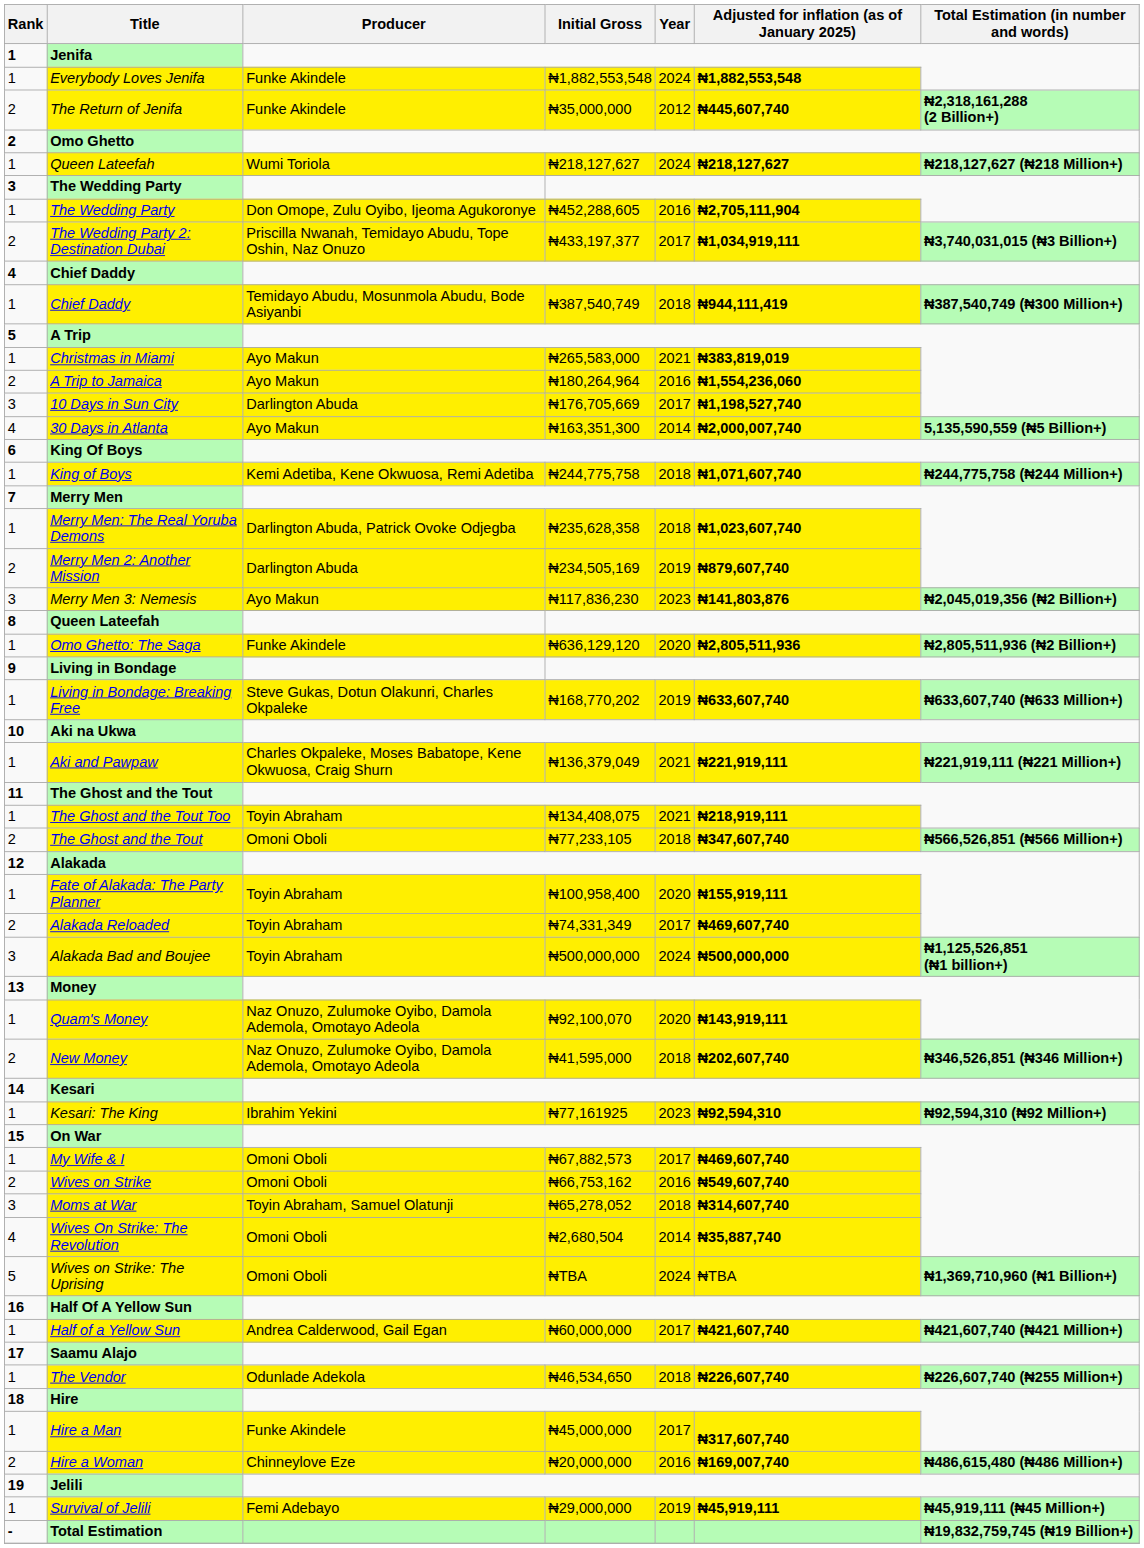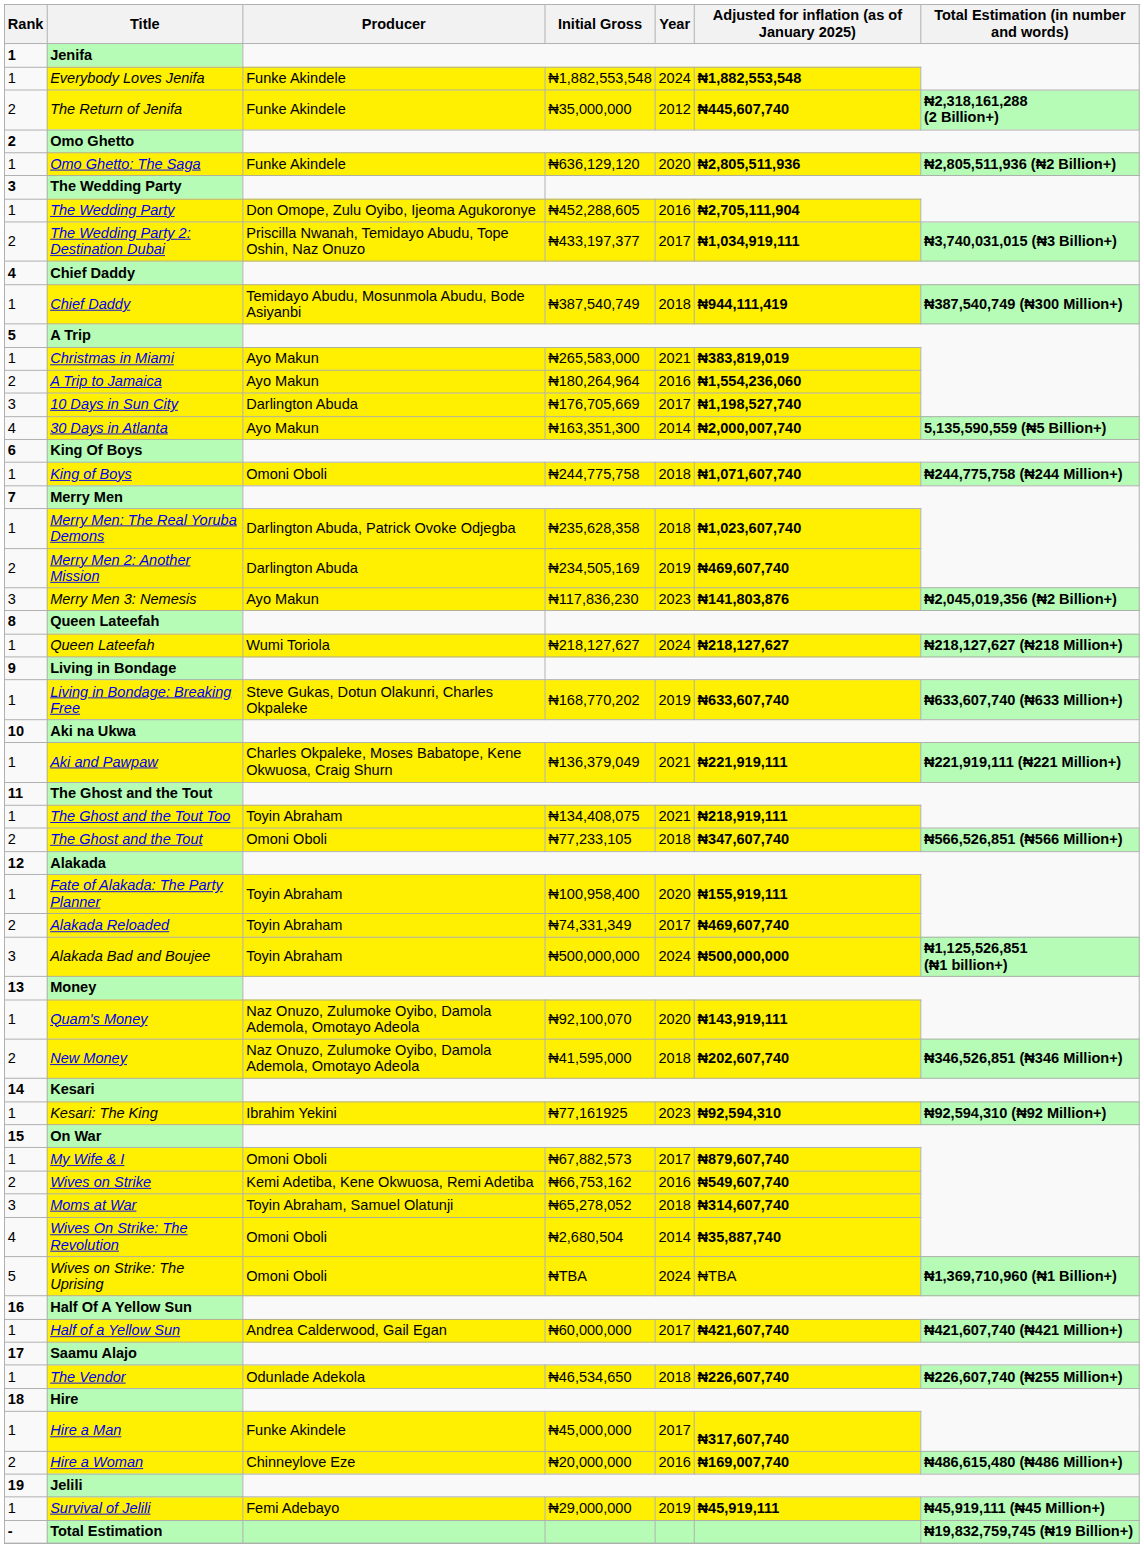rows swapped: (125, 645) <-> (102, 164)
(390, 474) Kemi Adetiba, Kene Okwuosa, Remi Adetiba -> (287, 474) Omoni Oboli
(743, 567) ₦879,607,740 -> (743, 567) ₦469,607,740
(743, 1159) ₦469,607,740 -> (743, 1159) ₦879,607,740
(287, 1182) Omoni Oboli -> (390, 1182) Kemi Adetiba, Kene Okwuosa, Remi Adetiba
